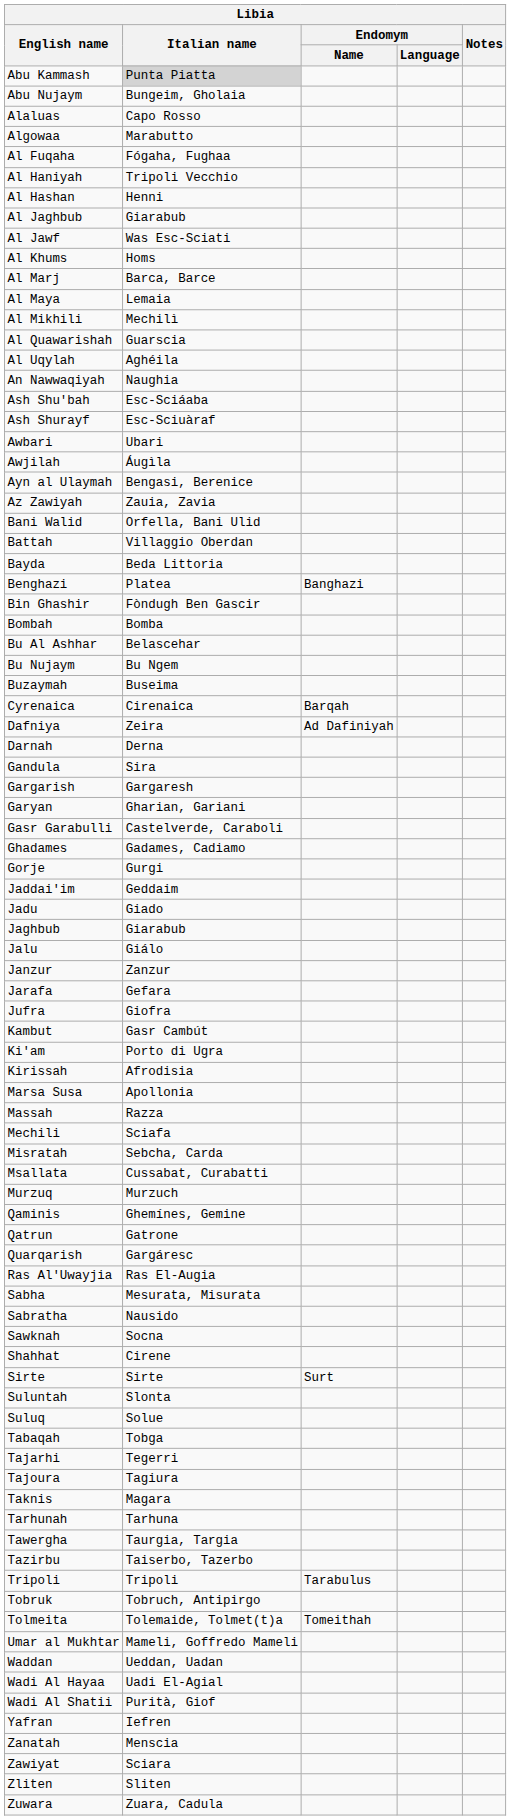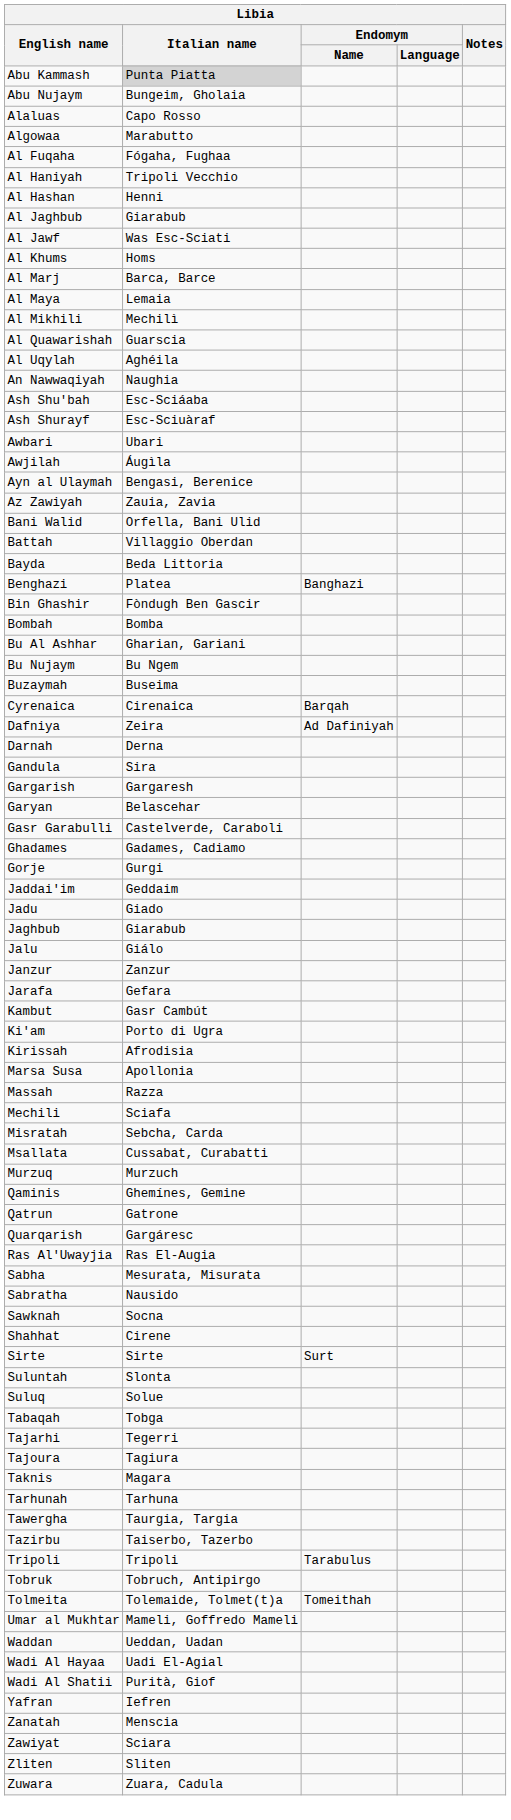(163, 645) Belascehar -> (186, 645) Gharian, Gariani
(186, 808) Gharian, Gariani -> (163, 808) Belascehar
- row: (26, 1011)
